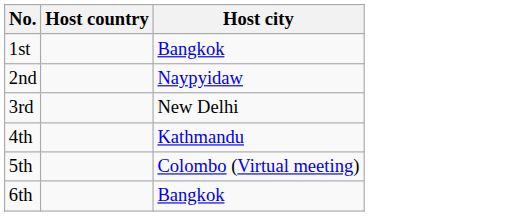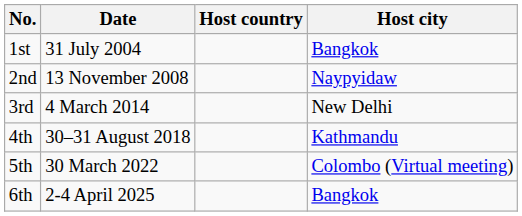+ column: (118, 19)
